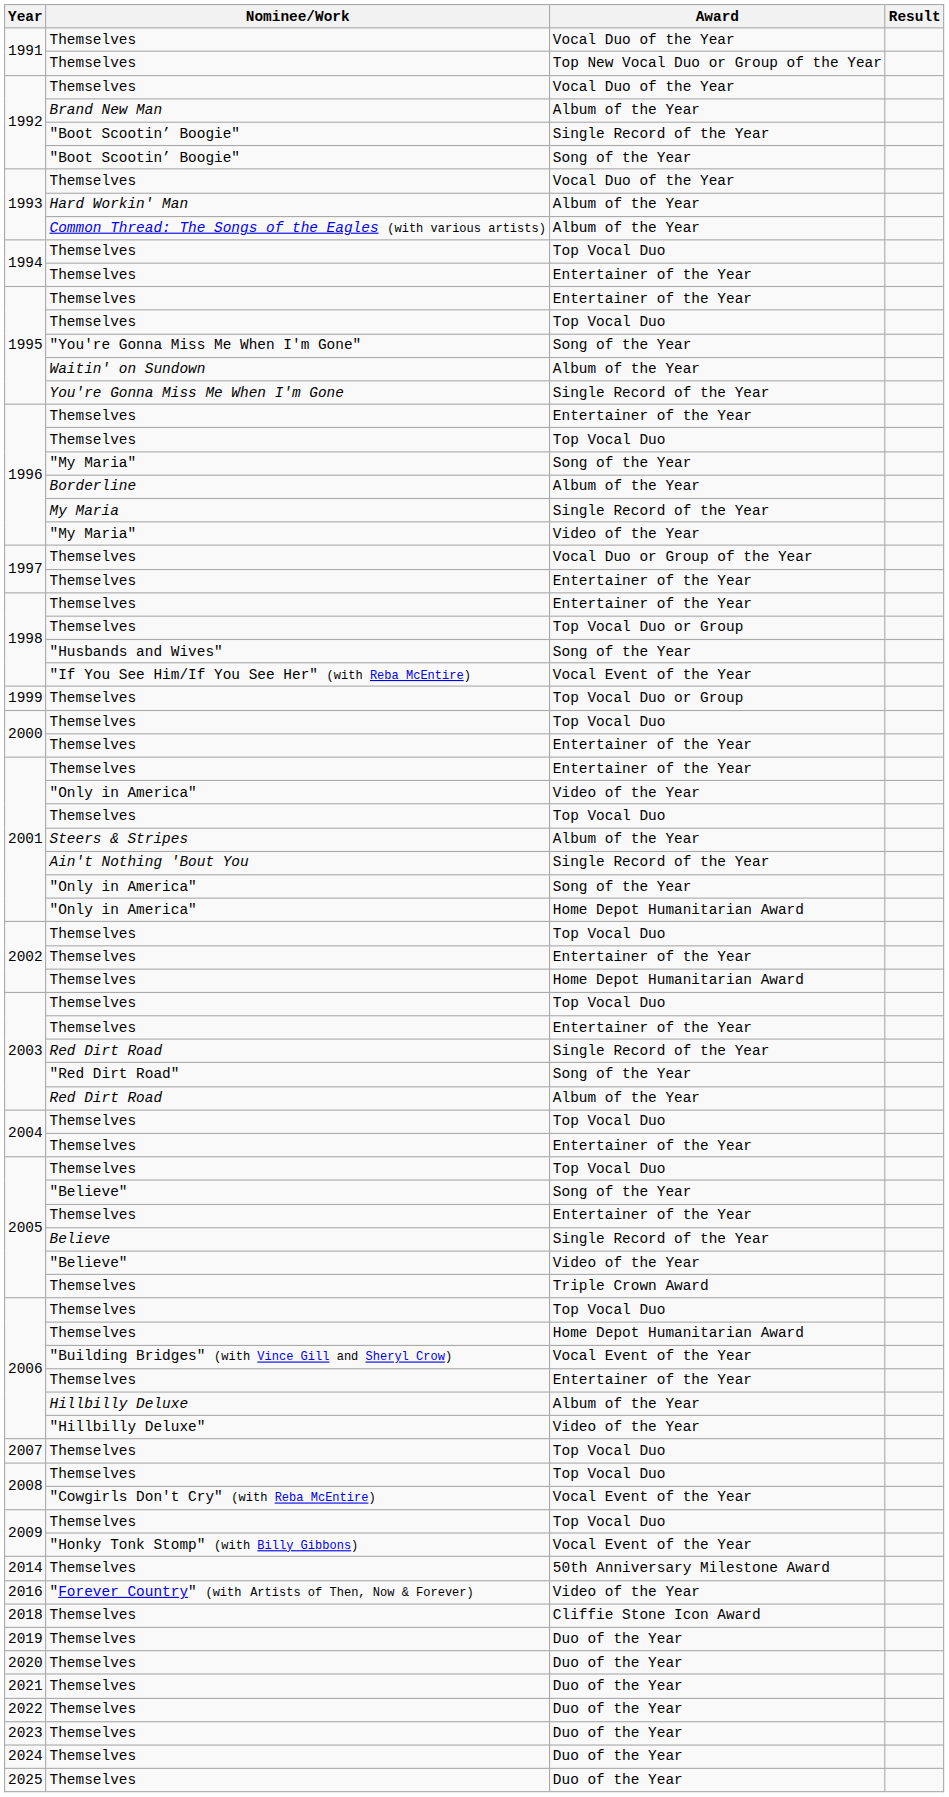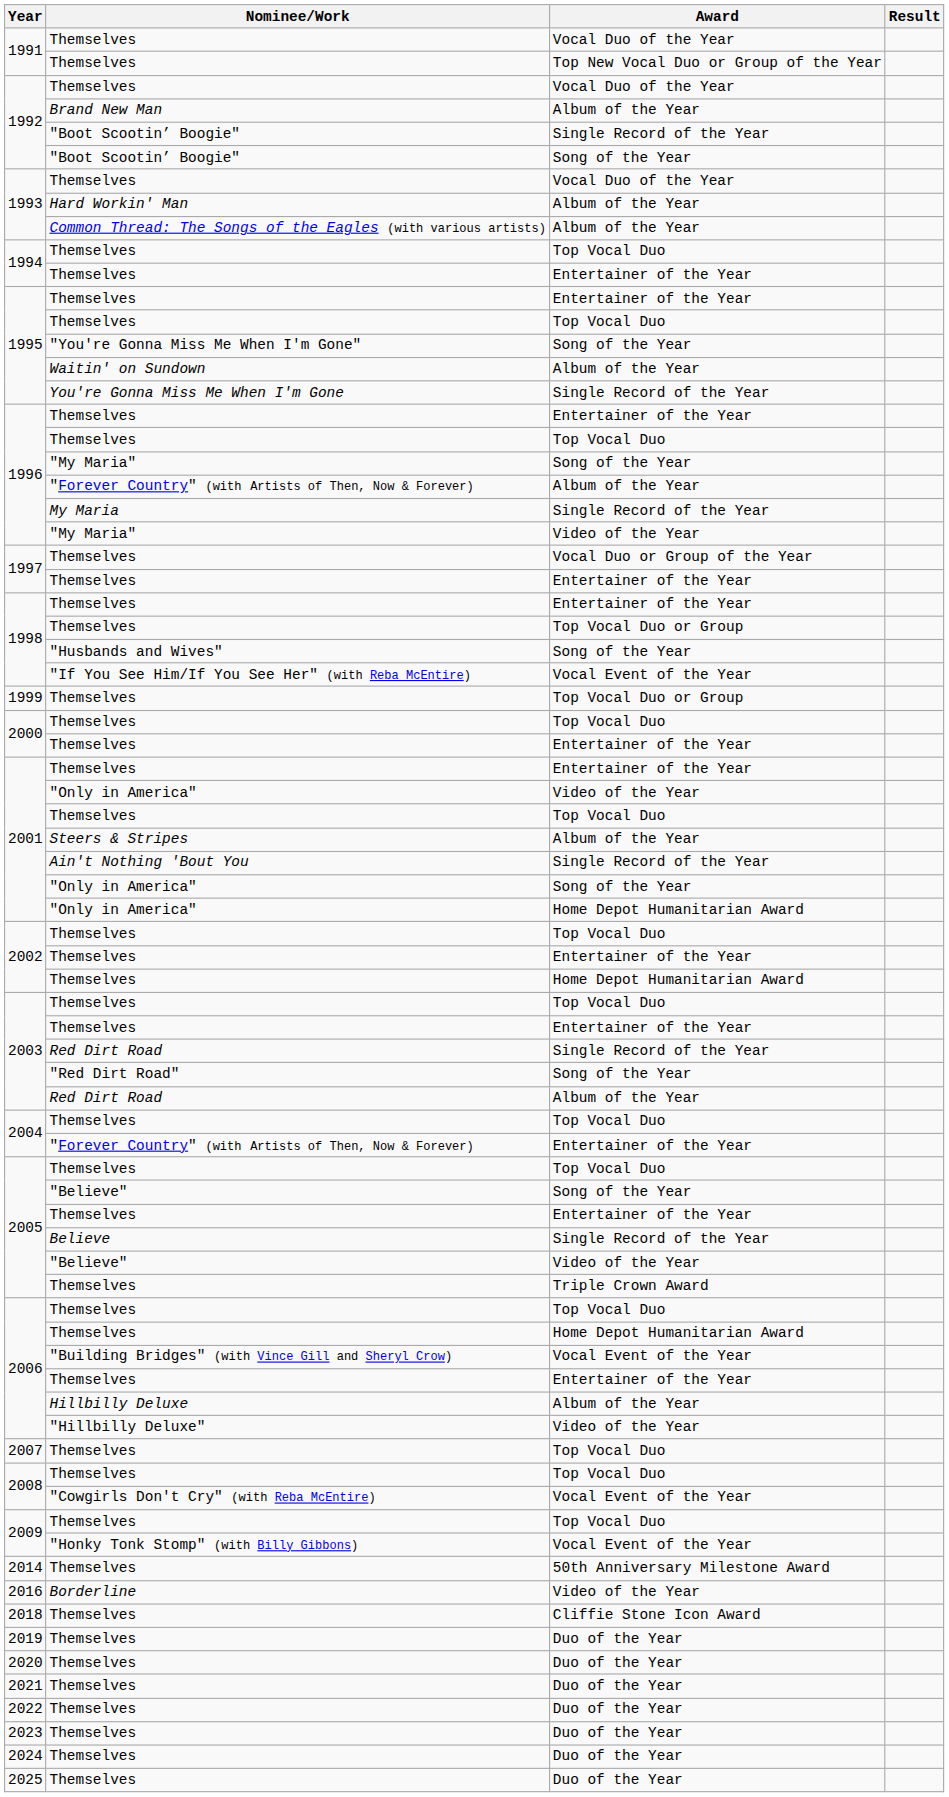(93, 487) Borderline -> (262, 487) "Forever Country" (with Artists of Then, Now & Forever)
(93, 1145) Themselves -> (262, 1145) "Forever Country" (with Artists of Then, Now & Forever)
(262, 1592) "Forever Country" (with Artists of Then, Now & Forever) -> (93, 1592) Borderline
